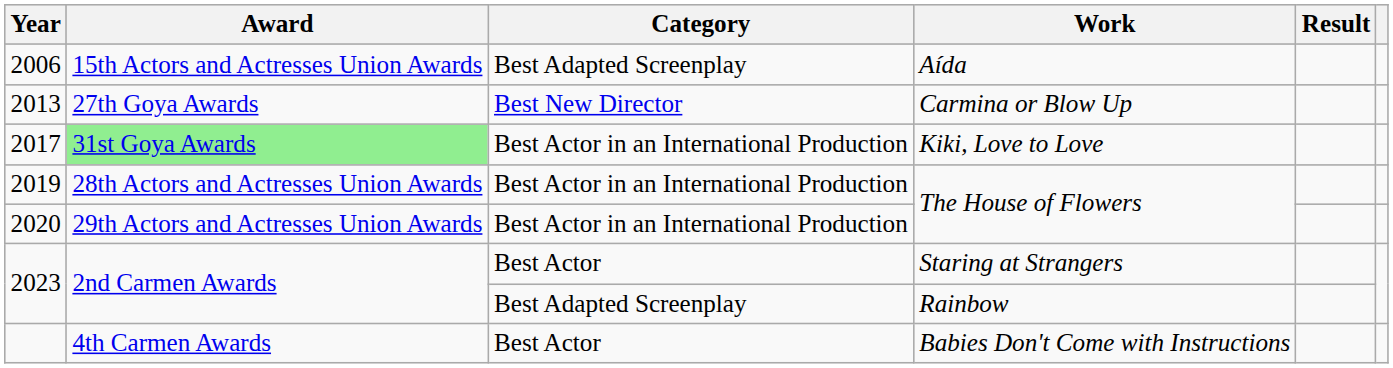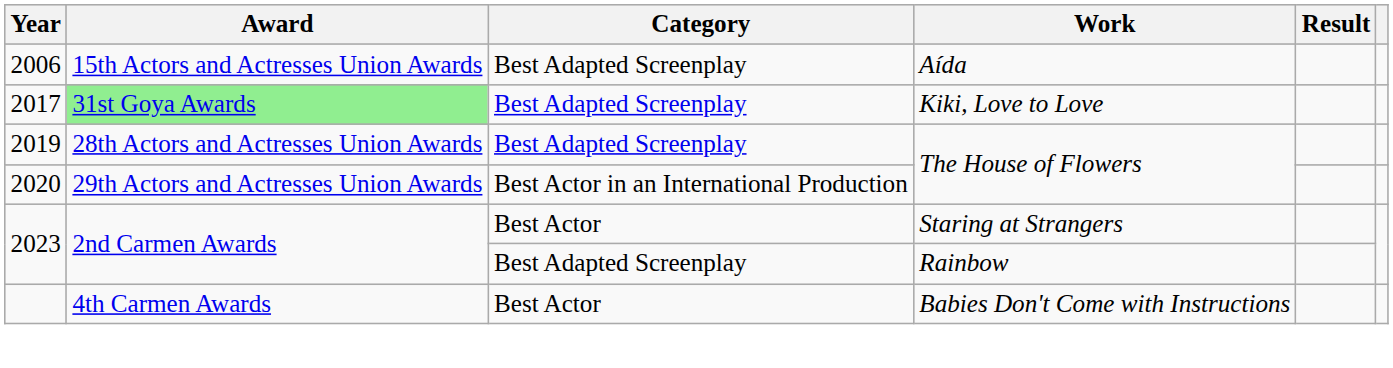- row: (36, 104)
(701, 143) Best Actor in an International Production -> (620, 104) Best Adapted Screenplay
(701, 183) Best Actor in an International Production -> (620, 143) Best Adapted Screenplay
